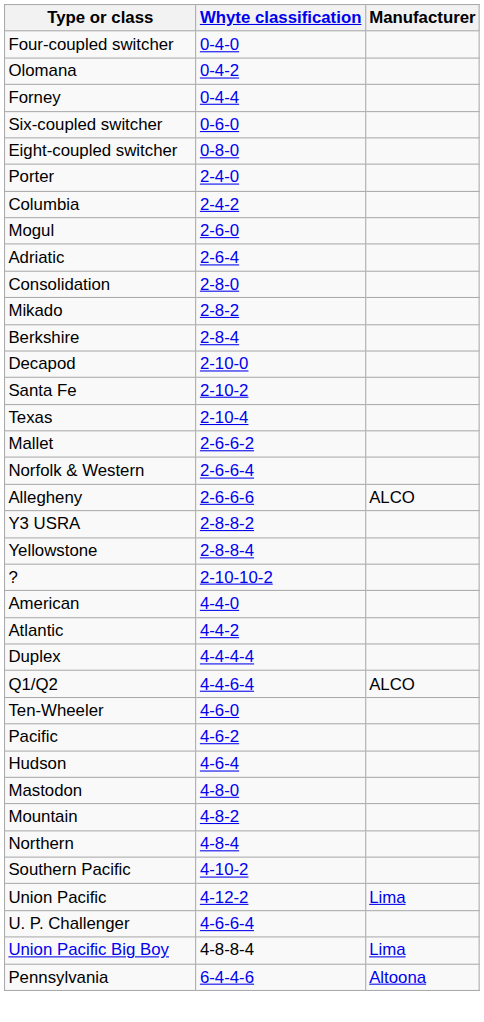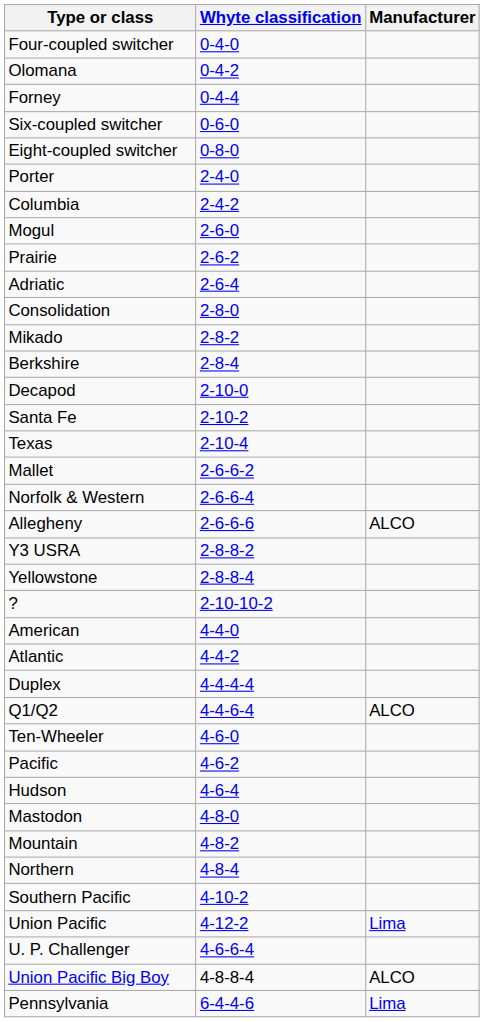+ row: (33, 257)
(387, 950) Lima -> (392, 976) ALCO
(398, 976) Altoona -> (387, 1003) Lima
